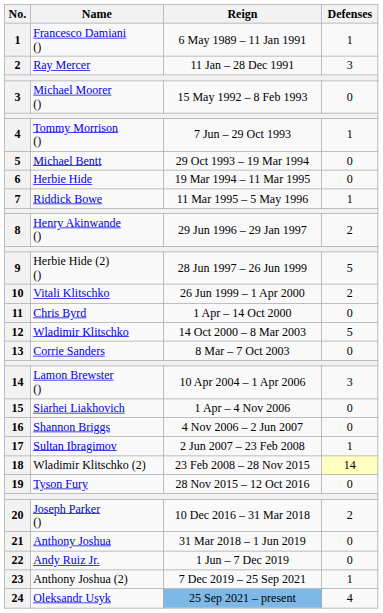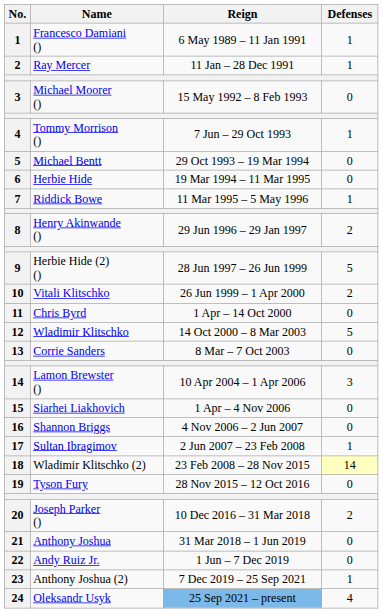(350, 65) 3 -> (350, 65) 1
